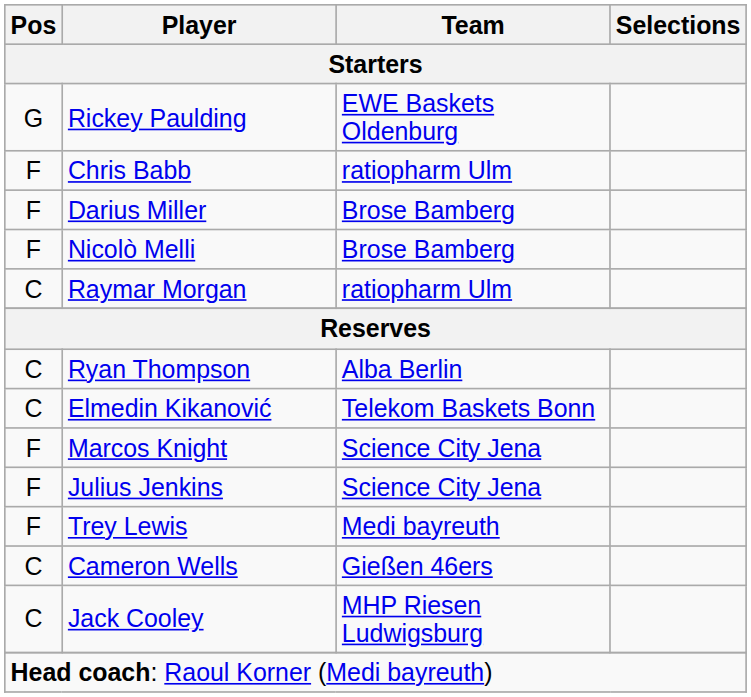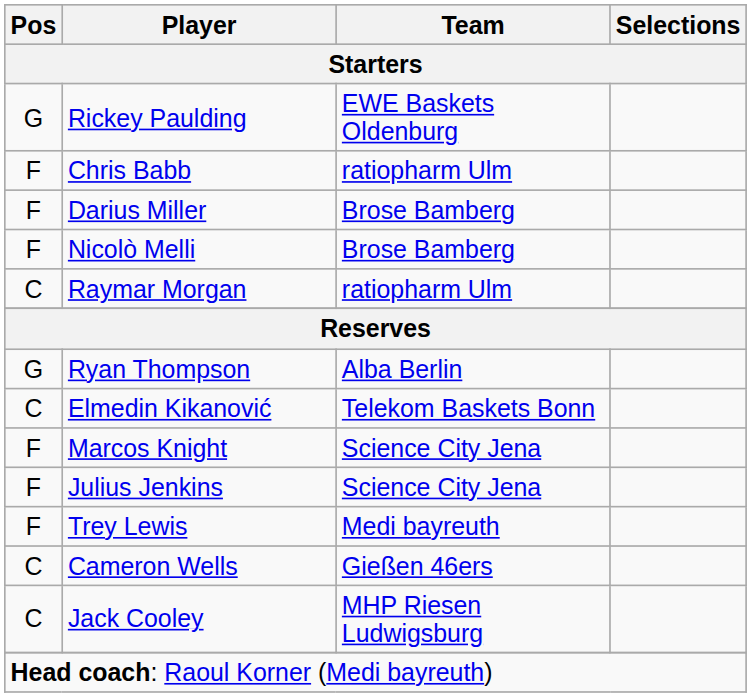(33, 368) C -> (33, 368) G
